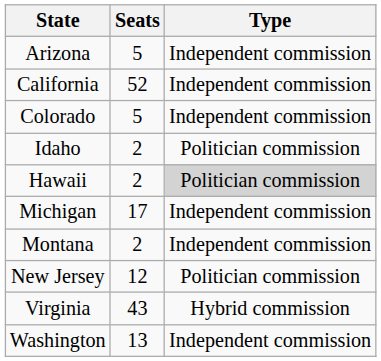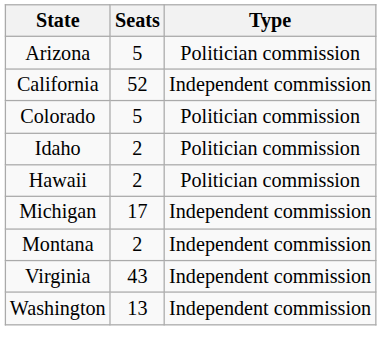(270, 52) Independent commission -> (270, 52) Politician commission
(270, 116) Independent commission -> (270, 116) Politician commission
(270, 180) lightgrey background -> (270, 180) no background
- row: (58, 276)
(270, 308) Hybrid commission -> (270, 276) Independent commission
